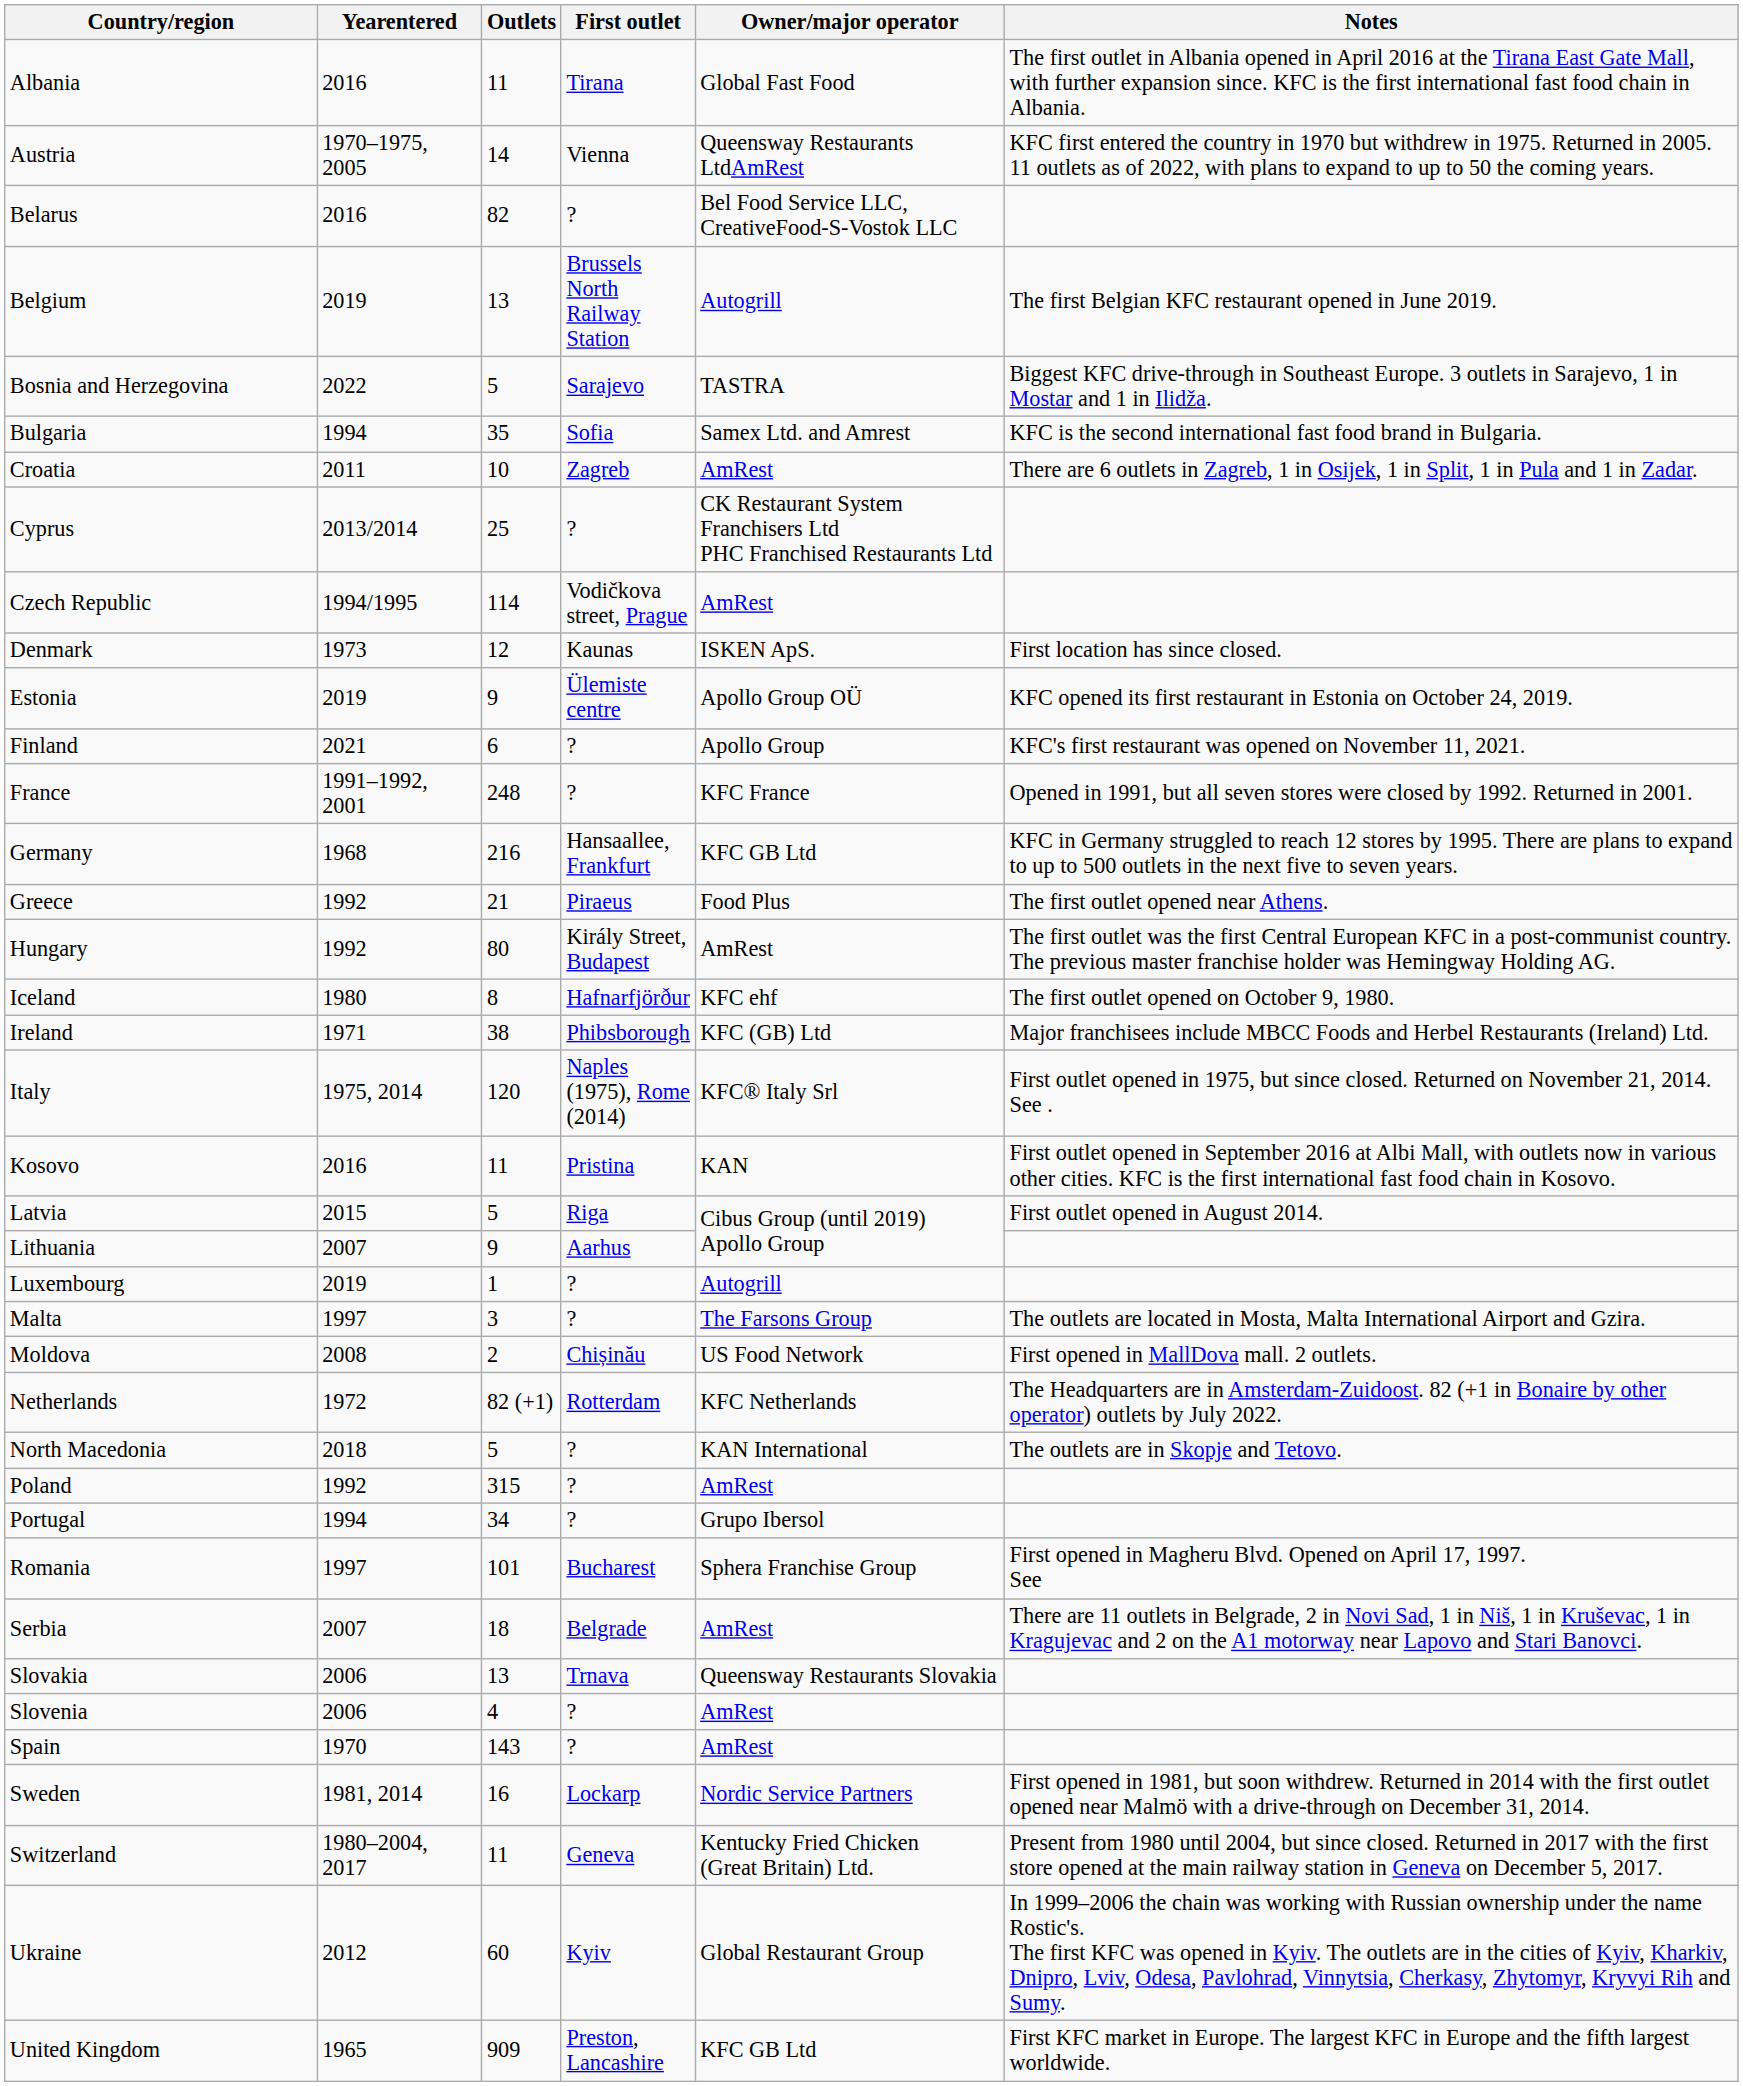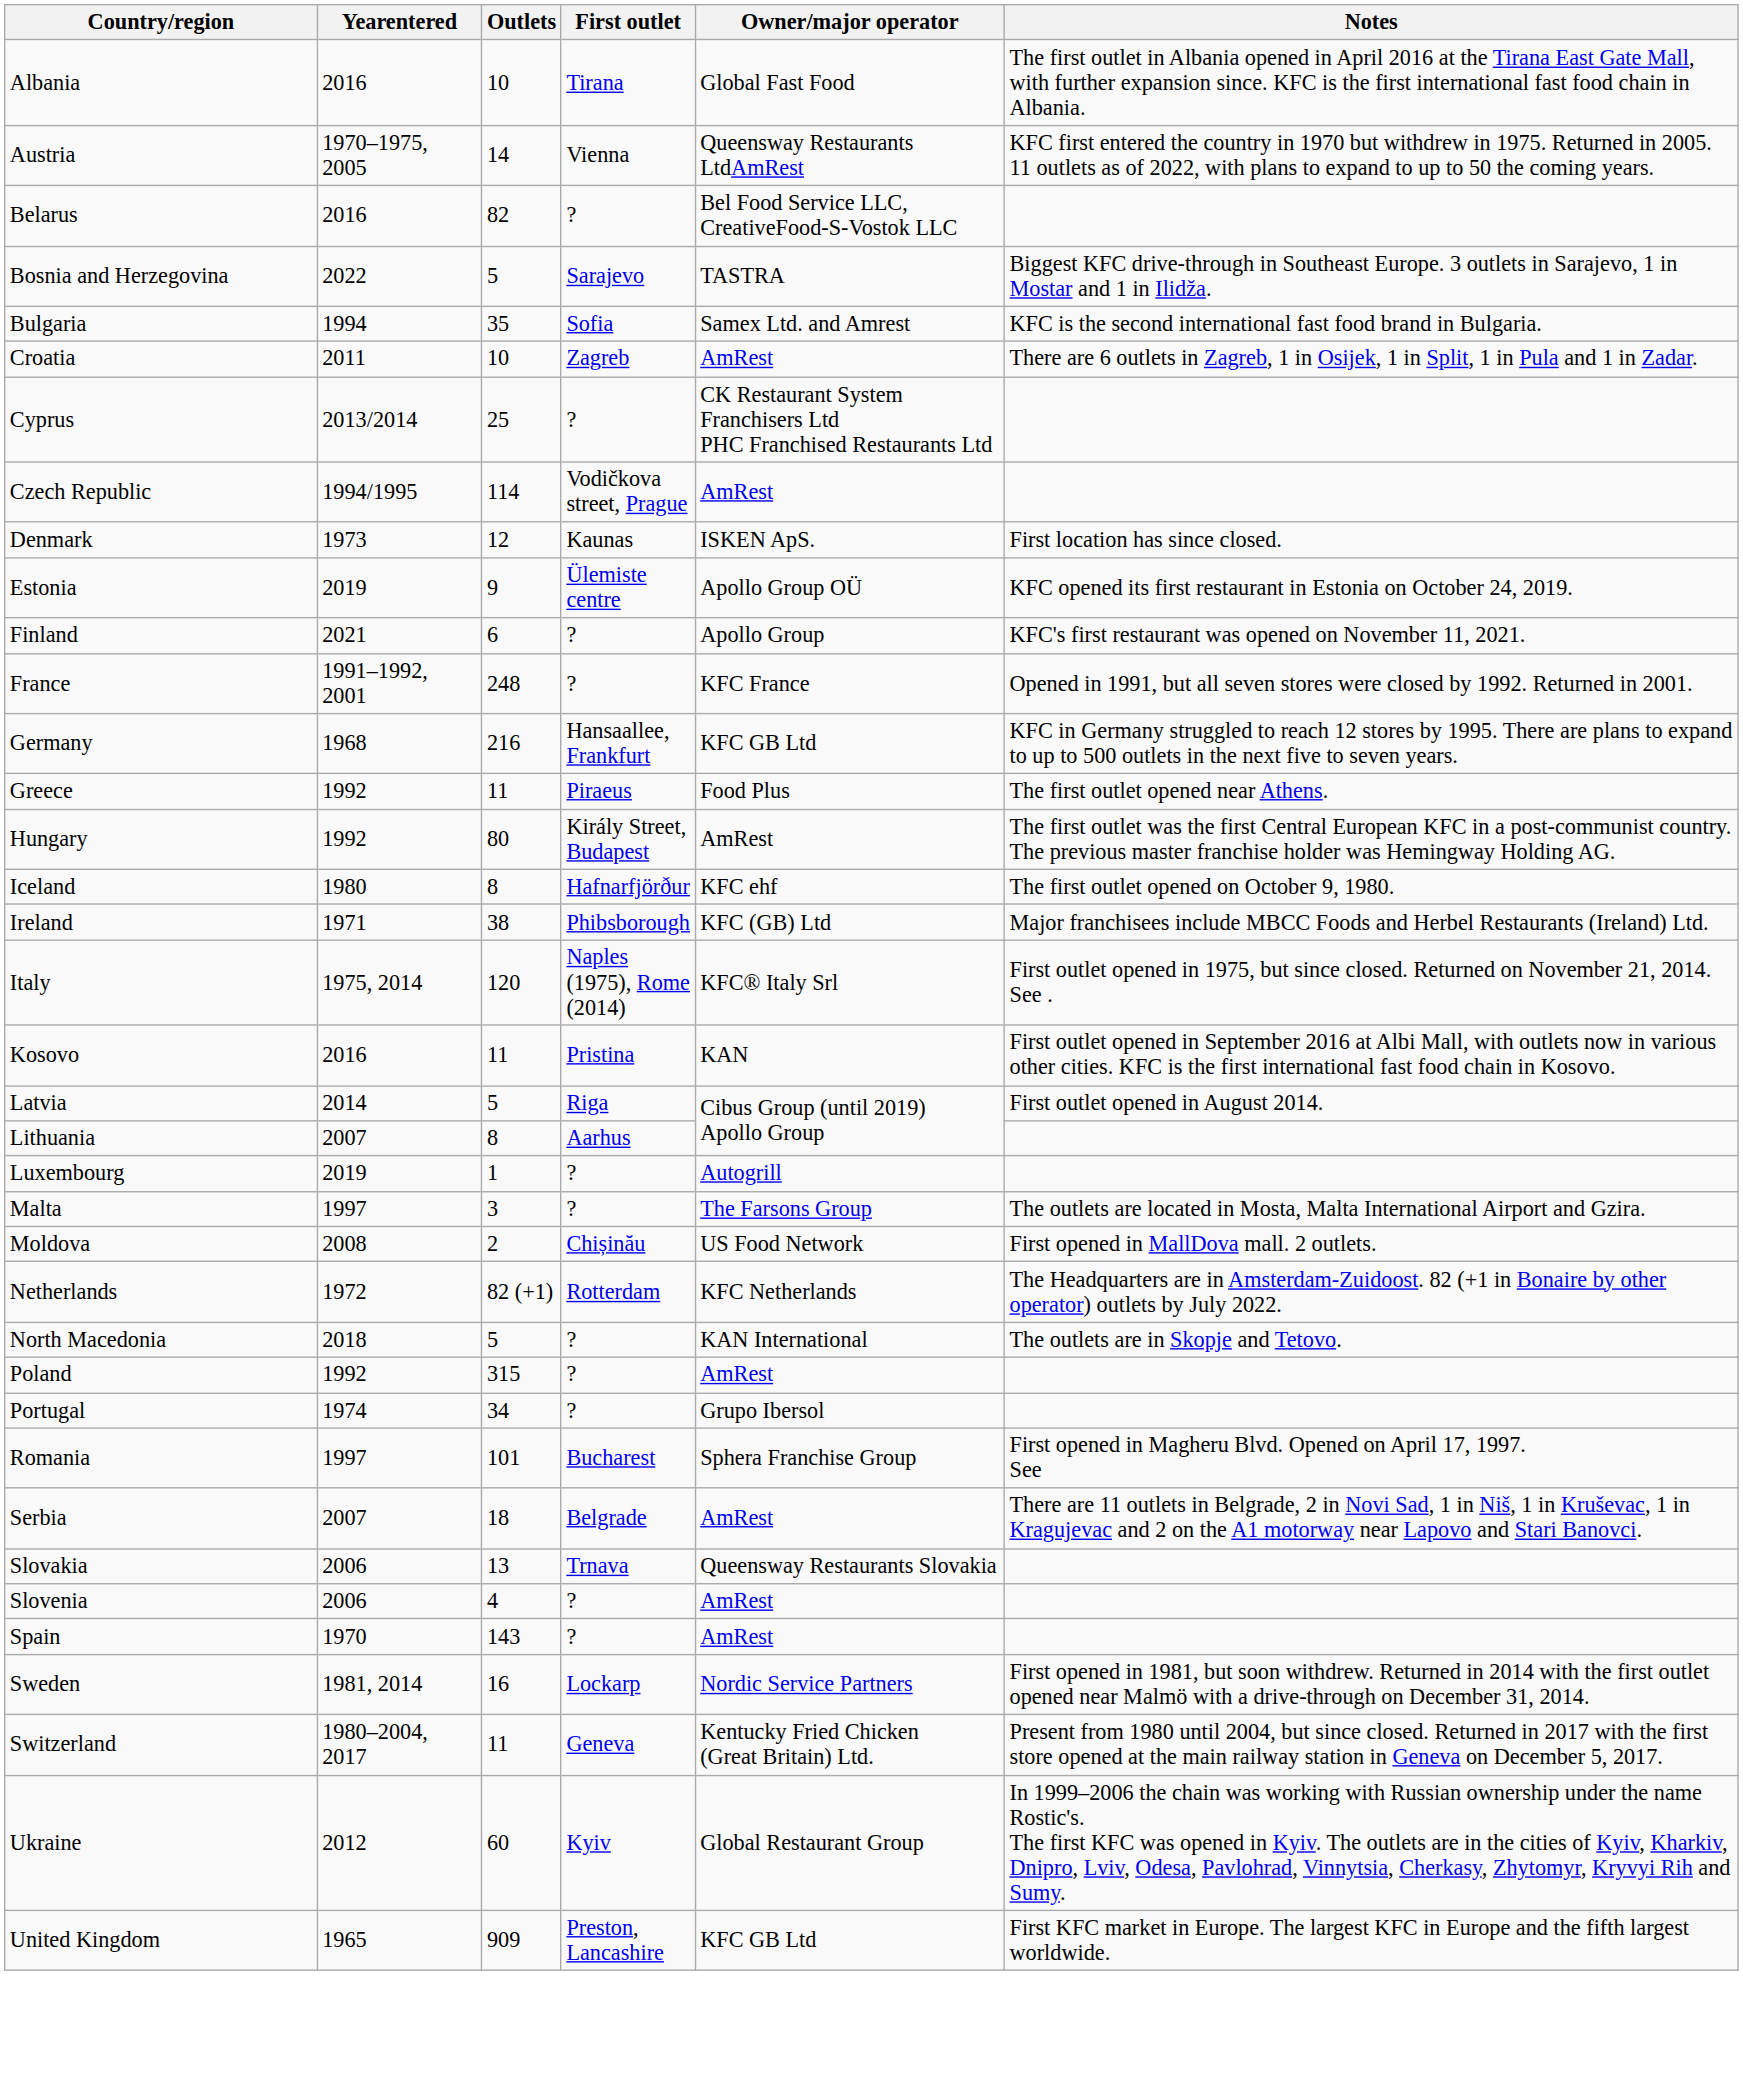(498, 82) 11 -> (498, 82) 10
- row: (48, 300)
(498, 901) 21 -> (498, 791) 11
(344, 1213) 2015 -> (344, 1102) 2014
(492, 1248) 9 -> (492, 1138) 8
(344, 1520) 1994 -> (344, 1410) 1974
